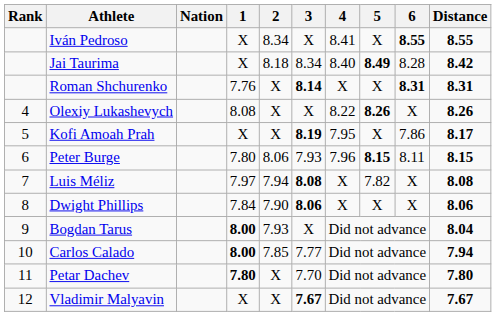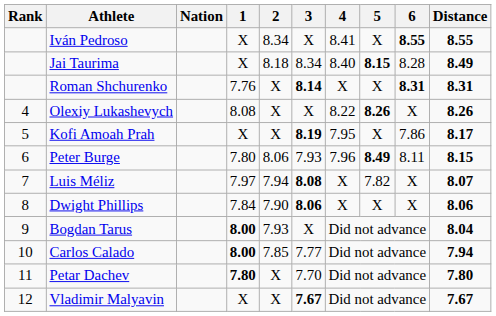(377, 63) 8.49 -> (377, 63) 8.15
(460, 63) 8.42 -> (460, 63) 8.49
(377, 157) 8.15 -> (377, 157) 8.49
(460, 181) 8.08 -> (460, 181) 8.07
